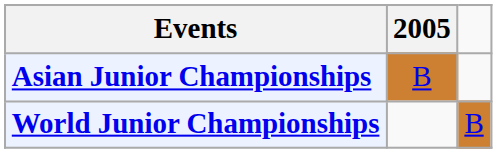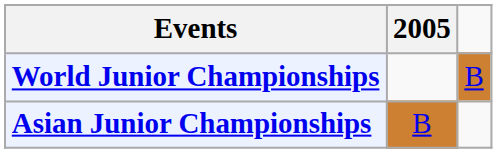rows swapped: (192, 76) <-> (196, 124)
